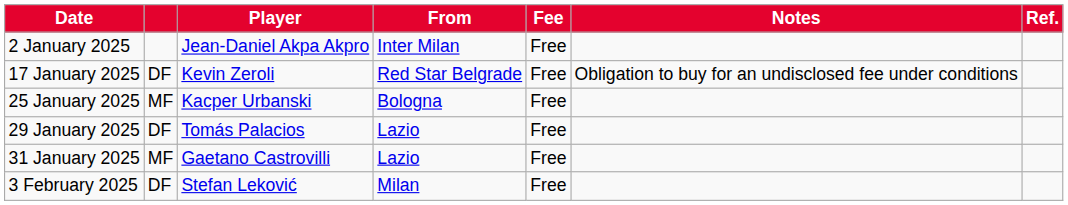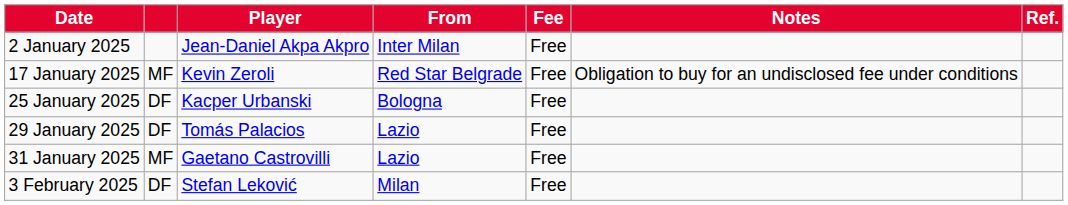(160, 74) DF -> (161, 74) MF
(161, 102) MF -> (160, 102) DF
